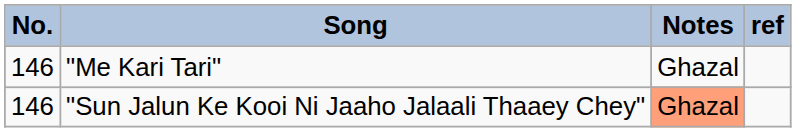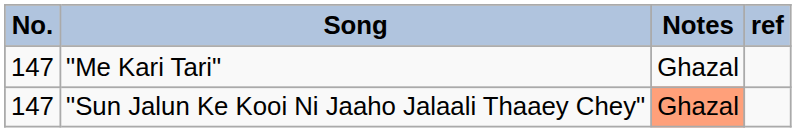(32, 66) 146 -> (32, 66) 147
(32, 107) 146 -> (32, 107) 147
